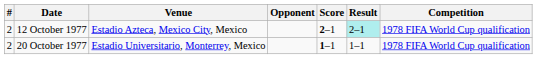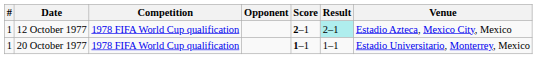columns swapped: (178, 12) <-> (456, 12)
(9, 29) 2 -> (9, 29) 1
(9, 45) 2 -> (9, 45) 1
